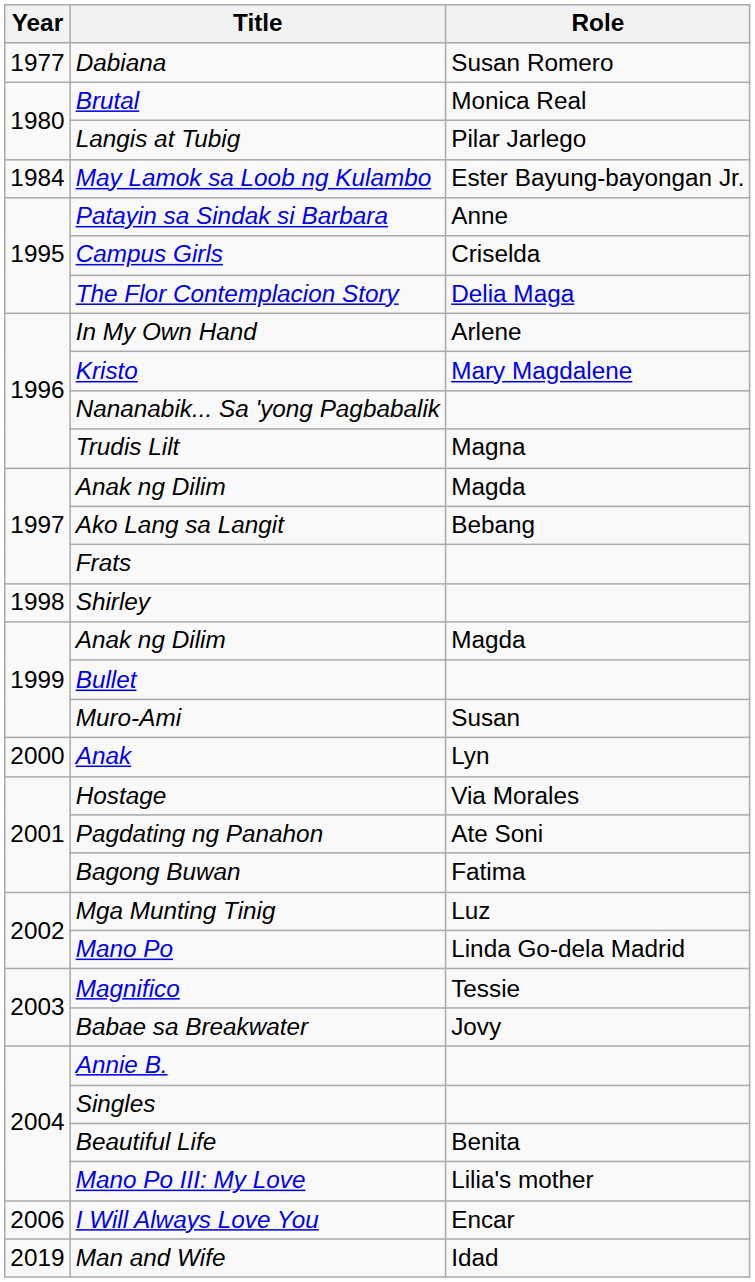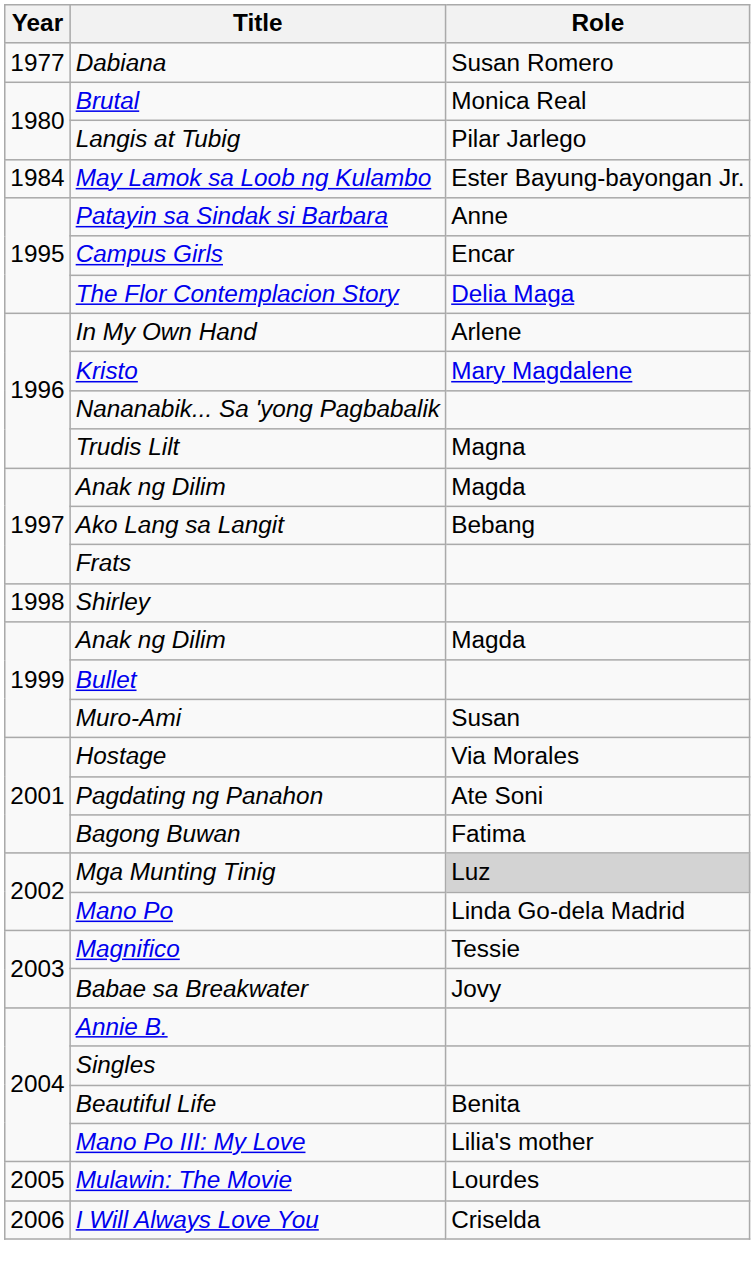(496, 255) Criselda -> (483, 255) Encar
- row: (37, 756)
(471, 910) no background -> (471, 872) lightgrey background
+ row: (37, 1180)
(483, 1219) Encar -> (496, 1219) Criselda
- row: (37, 1258)
